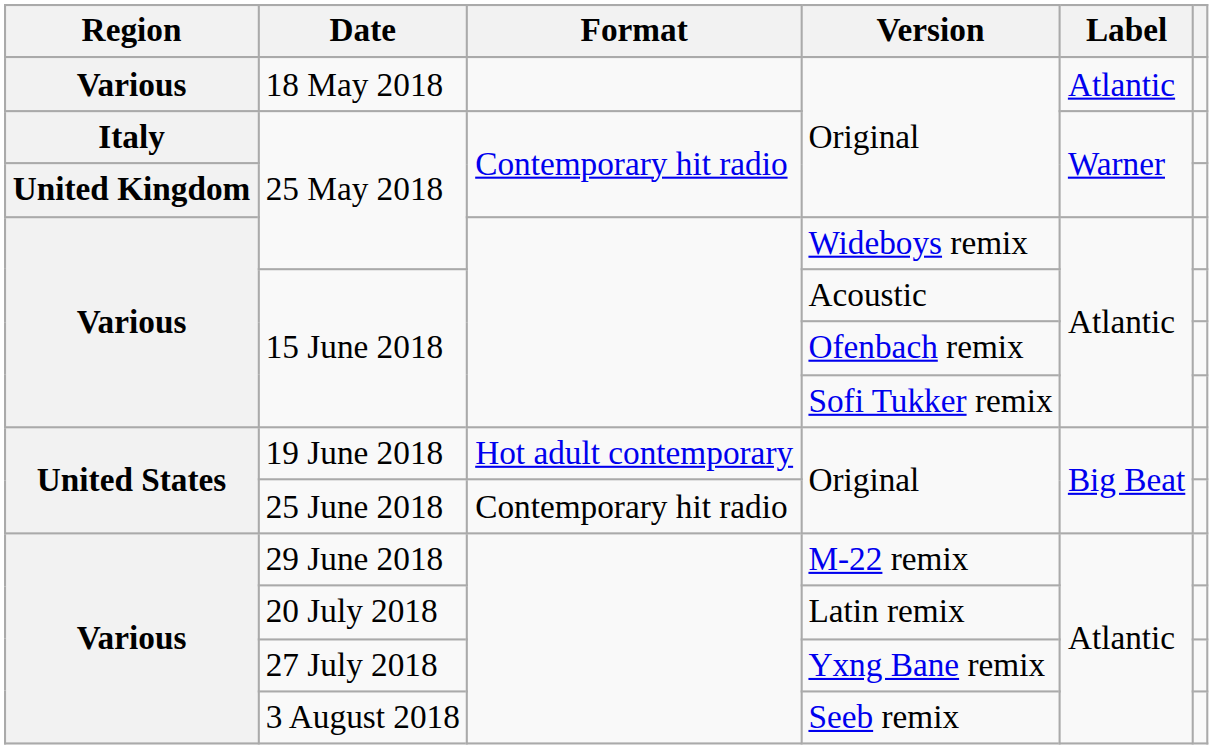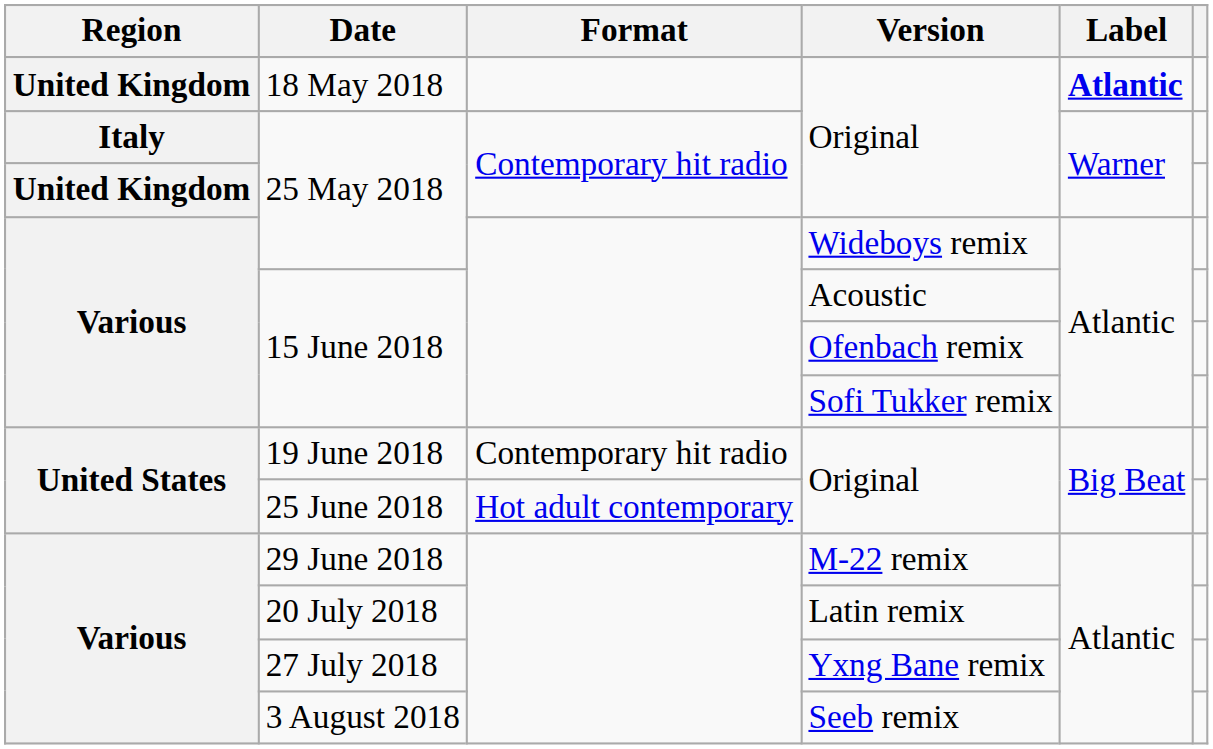(132, 83) Various -> (132, 83) United Kingdom
(1121, 83) normal -> (1125, 83) bold
(634, 453) Hot adult contemporary -> (631, 453) Contemporary hit radio
(631, 505) Contemporary hit radio -> (634, 505) Hot adult contemporary
